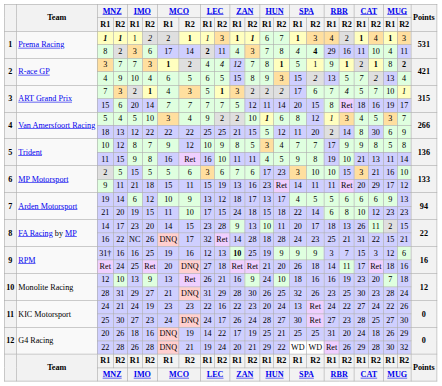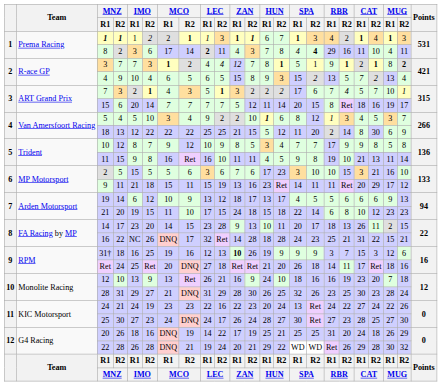(120, 253) 16 -> (120, 253) 18
(252, 253) 25 -> (252, 253) 26
